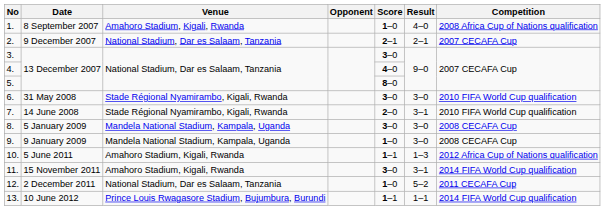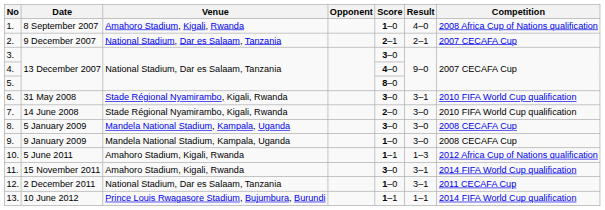(421, 97) 3–0 -> (421, 97) 3–1
(421, 112) 3–1 -> (421, 112) 3–0
(421, 183) 5–2 -> (421, 183) 3–1
